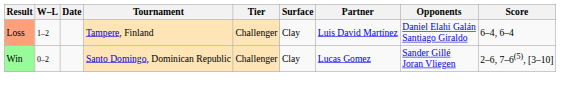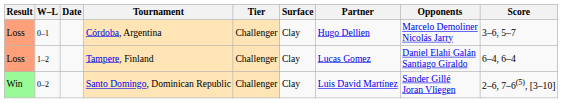+ row: (124, 32)
(358, 32) Luis David Martínez -> (344, 58) Lucas Gomez
(344, 58) Lucas Gomez -> (358, 84) Luis David Martínez
